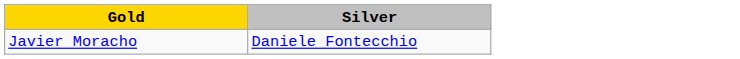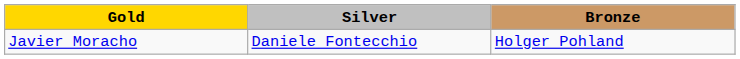+ column: (613, 17)
